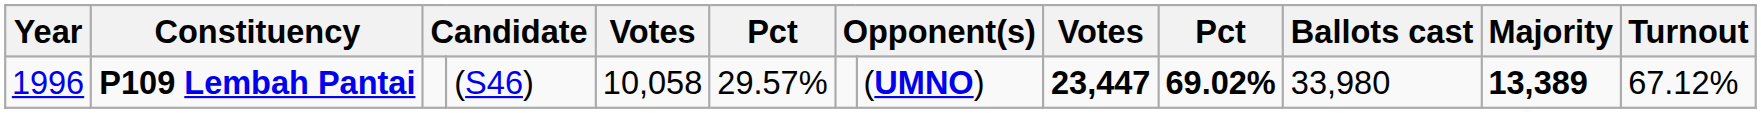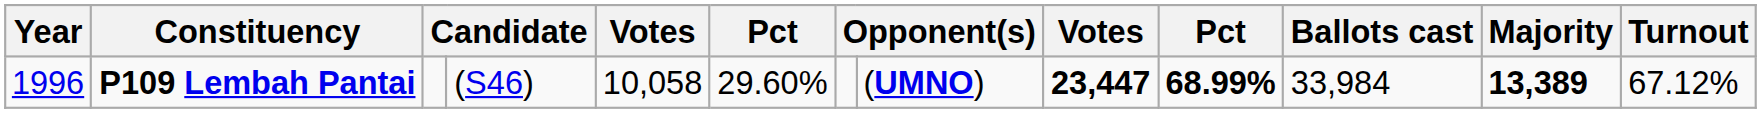(772, 82) 29.57% -> (772, 82) 29.60%
(1221, 82) 69.02% -> (1221, 82) 68.99%
(1341, 82) 33,980 -> (1341, 82) 33,984
